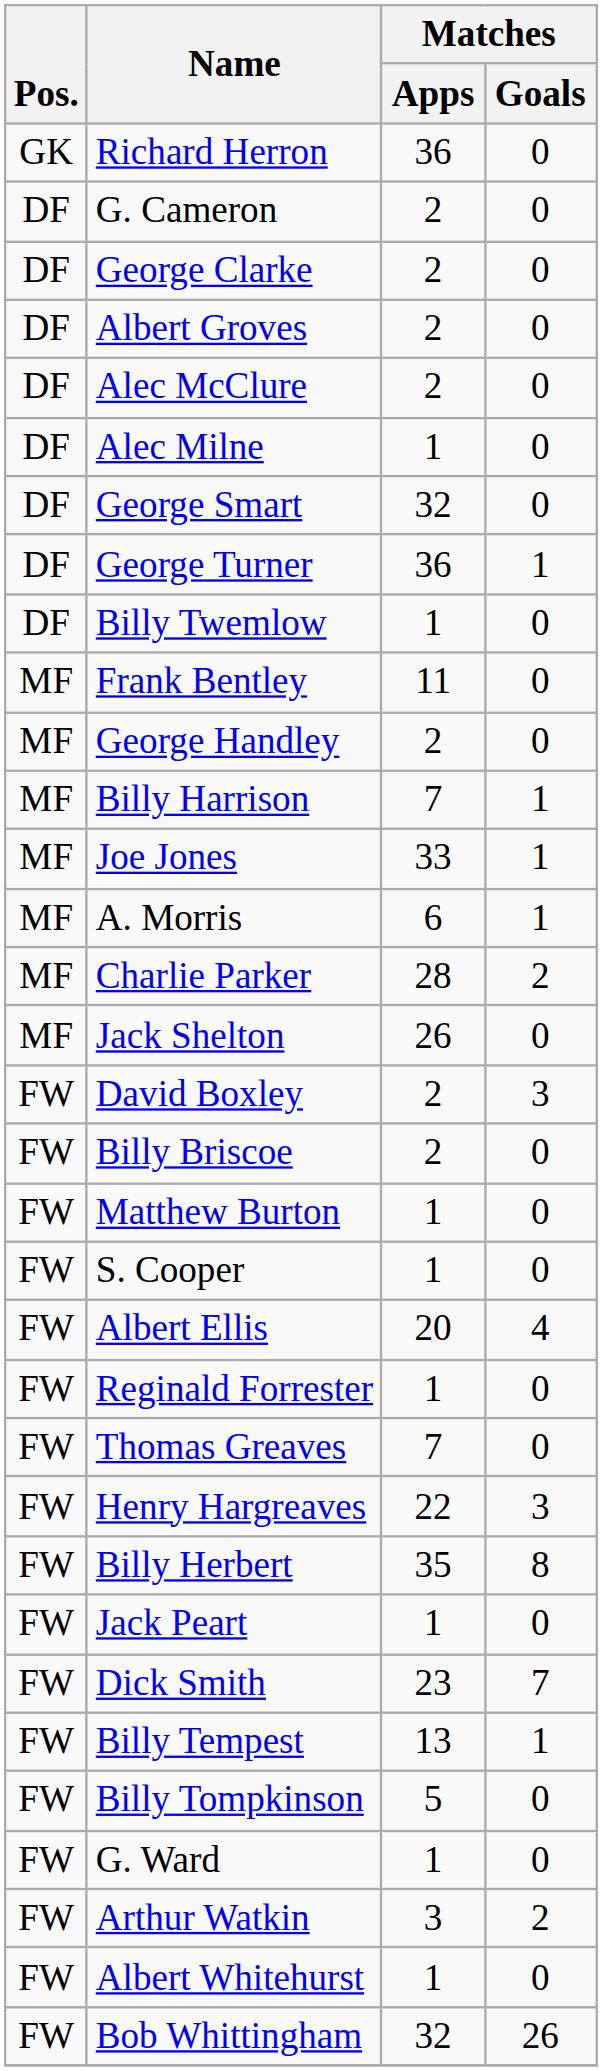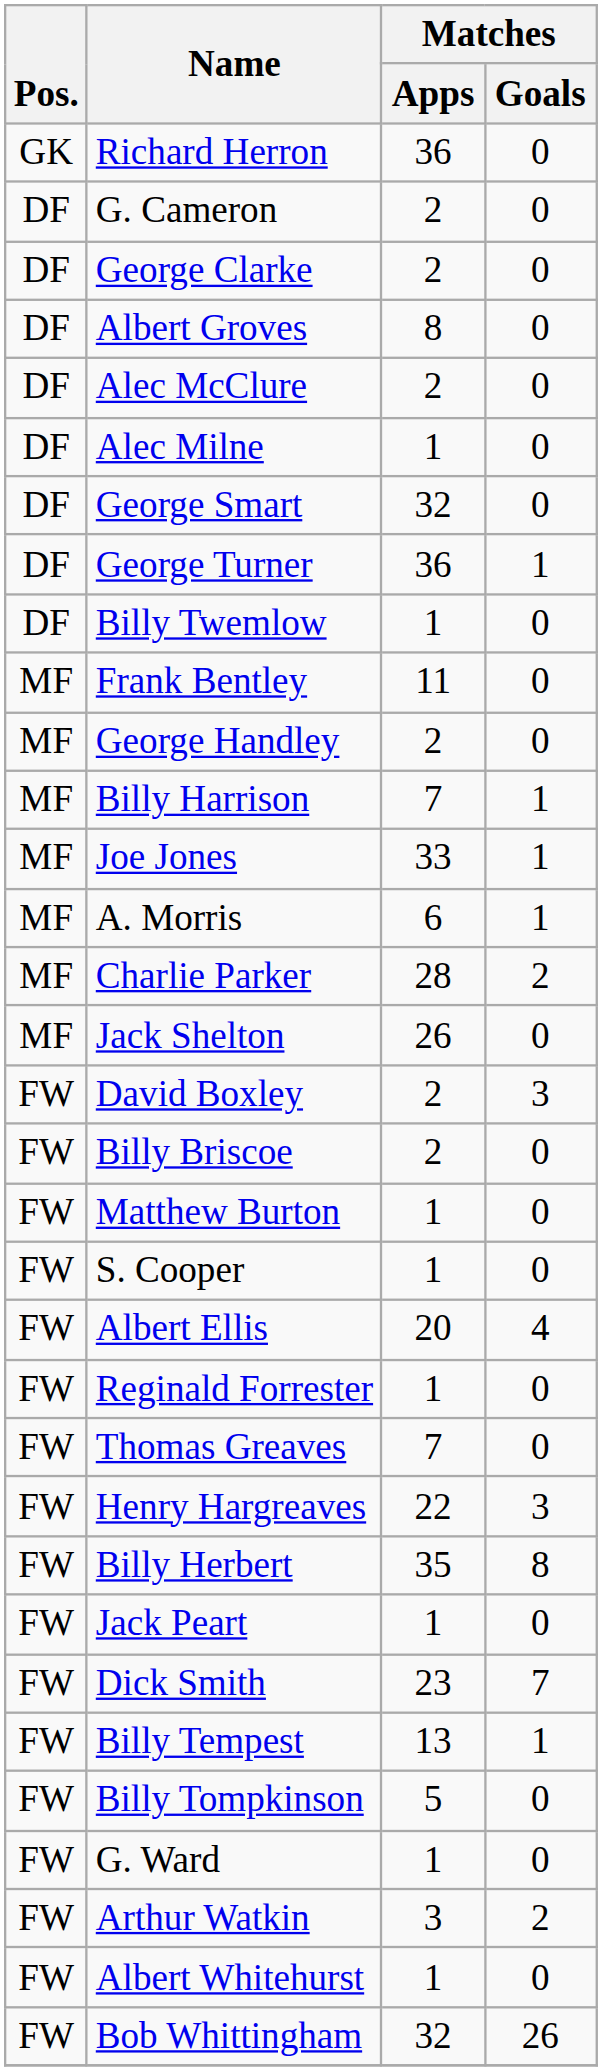(433, 328) 2 -> (433, 328) 8
